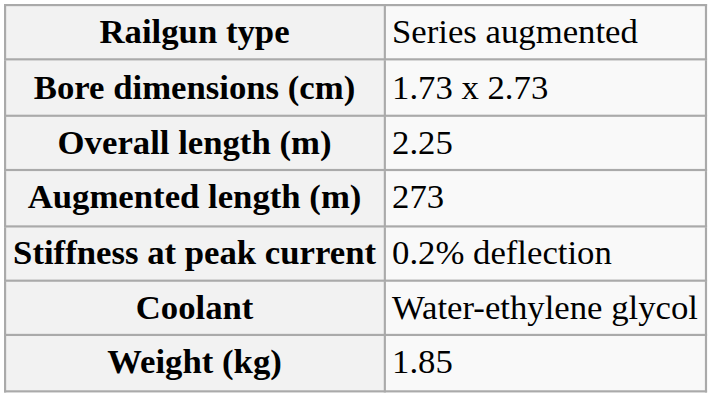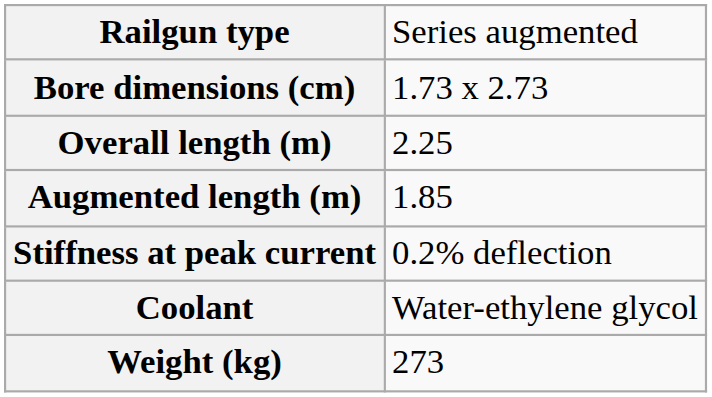(418, 197) 273 -> (422, 197) 1.85
(422, 362) 1.85 -> (418, 362) 273
